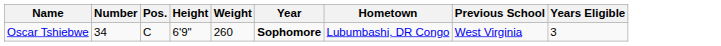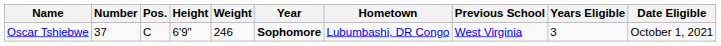+ column: (672, 13)
(100, 31) 34 -> (100, 31) 37
(223, 31) 260 -> (223, 31) 246
